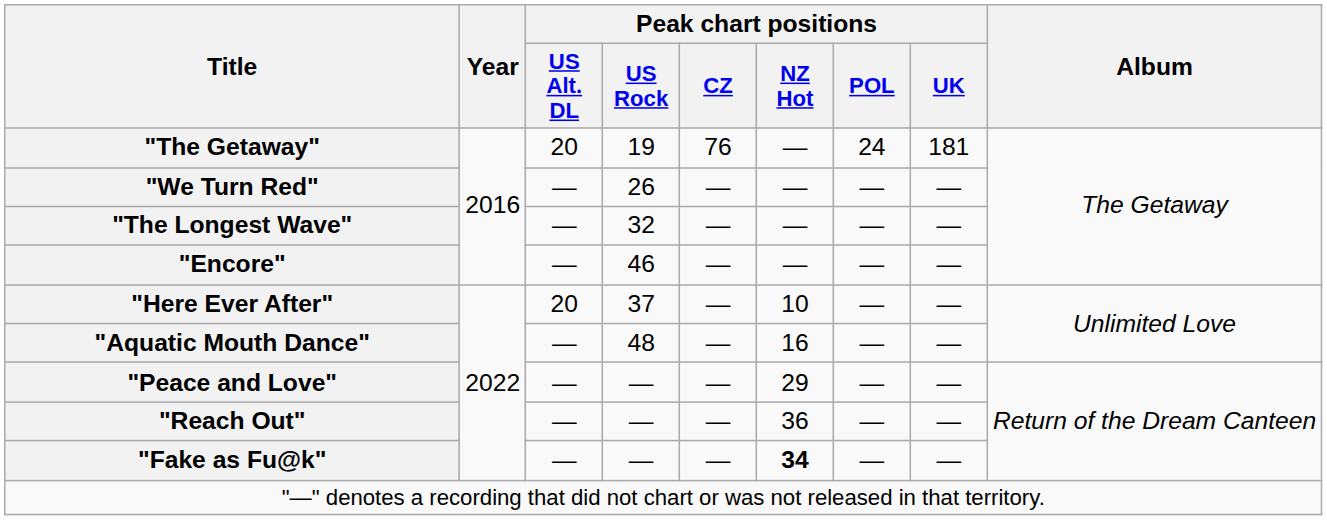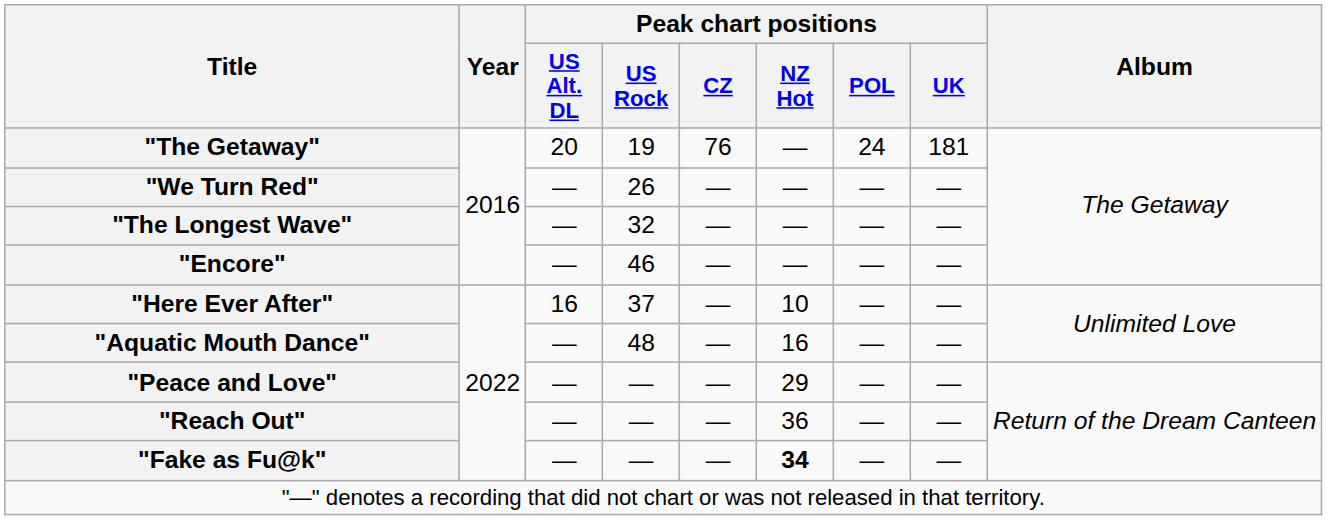(564, 303) 20 -> (564, 303) 16
